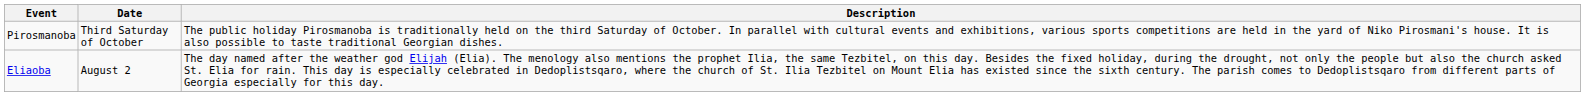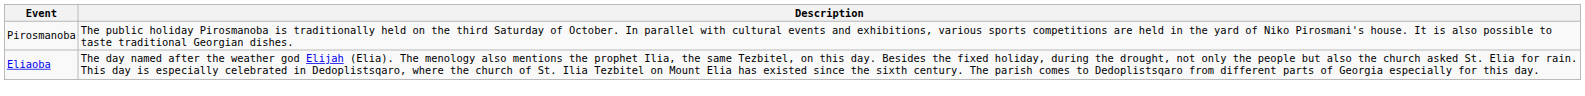- column: (130, 13)
